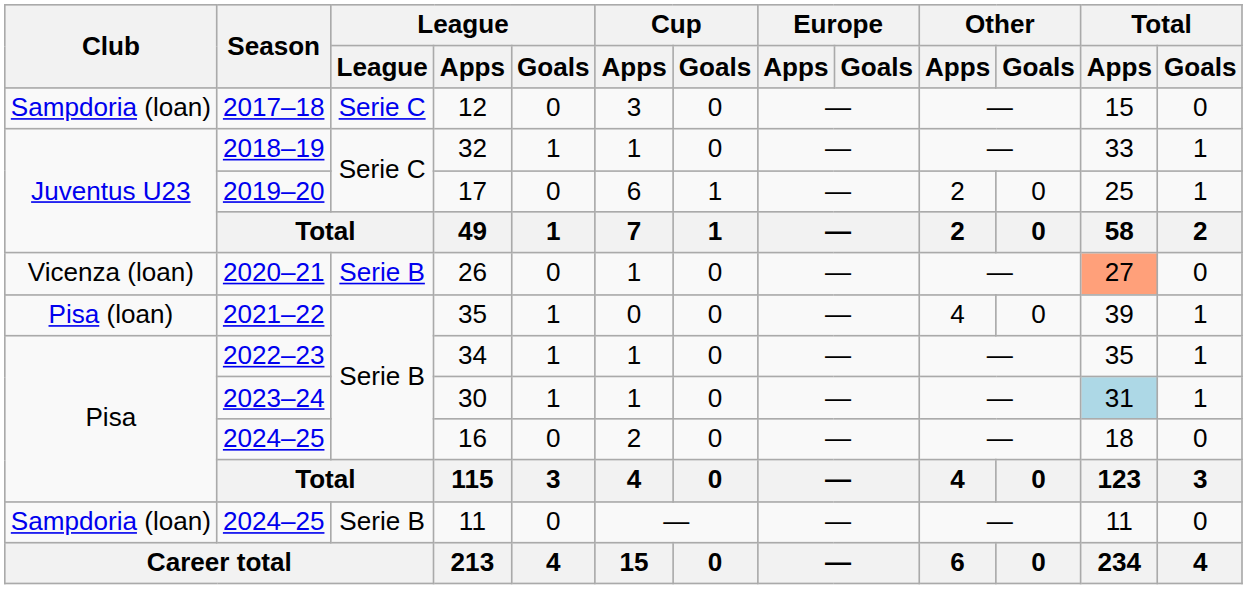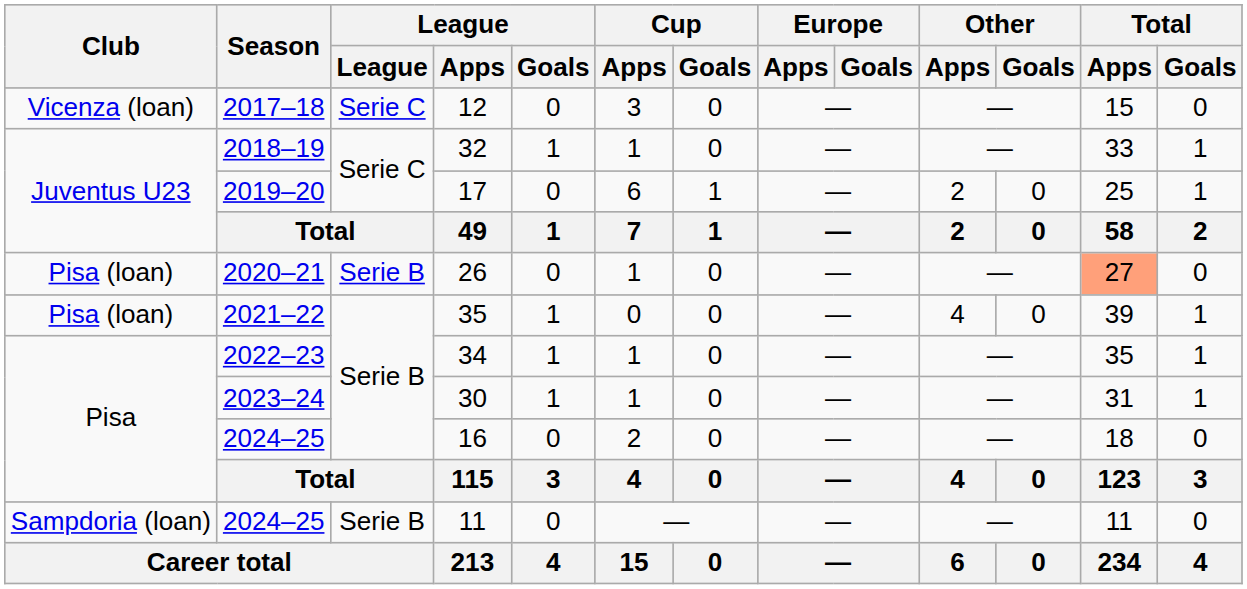(111, 107) Sampdoria (loan) -> (111, 107) Vicenza (loan)
(111, 273) Vicenza (loan) -> (111, 273) Pisa (loan)
(1119, 397) lightblue background -> (1119, 397) no background
